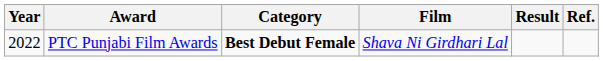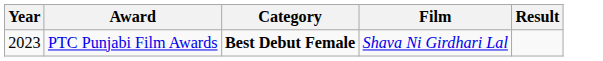- column: (581, 17)
(24, 42) 2022 -> (24, 42) 2023
